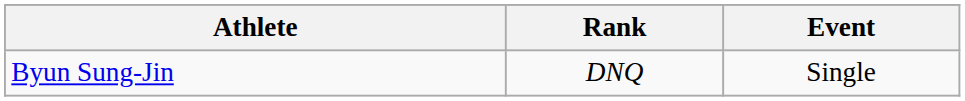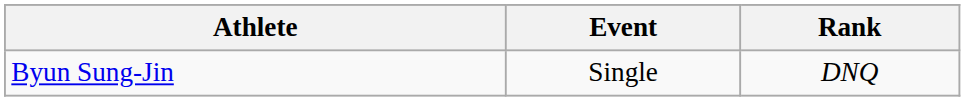columns swapped: (841, 27) <-> (615, 27)
